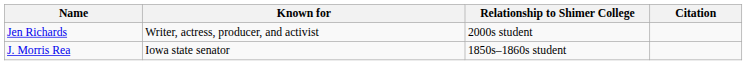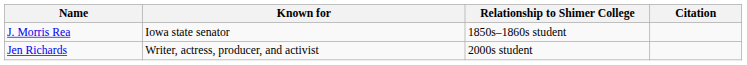rows swapped: (39, 50) <-> (37, 32)
